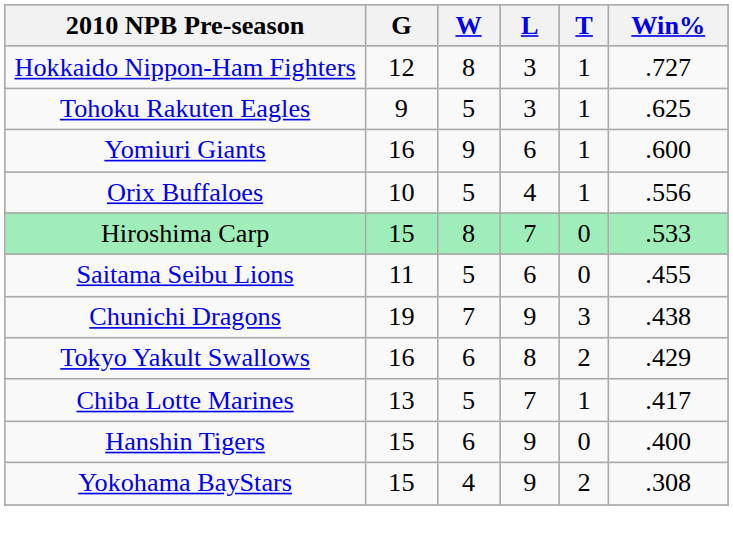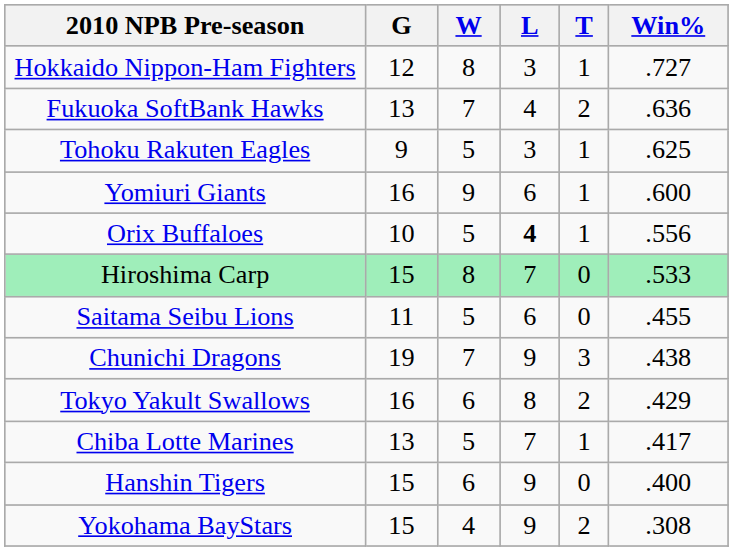+ row: (185, 108)
(530, 191) normal -> (530, 233) bold
